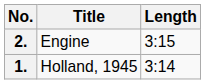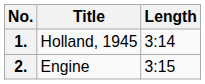rows swapped: (21, 66) <-> (21, 41)
